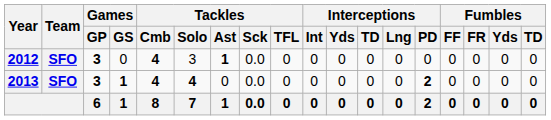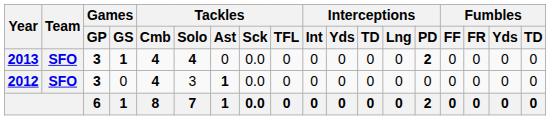rows swapped: (23, 59) <-> (23, 81)
